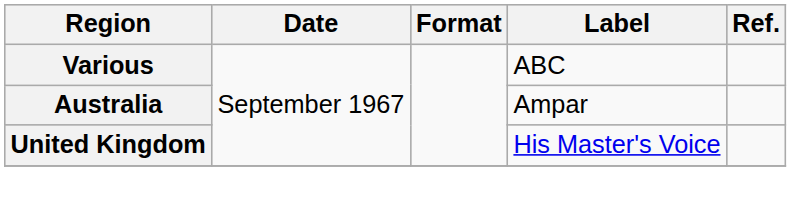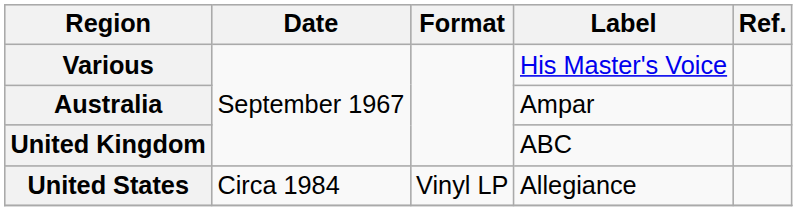(539, 64) ABC -> (624, 64) His Master's Voice
(617, 144) His Master's Voice -> (546, 144) ABC
+ row: (108, 184)
